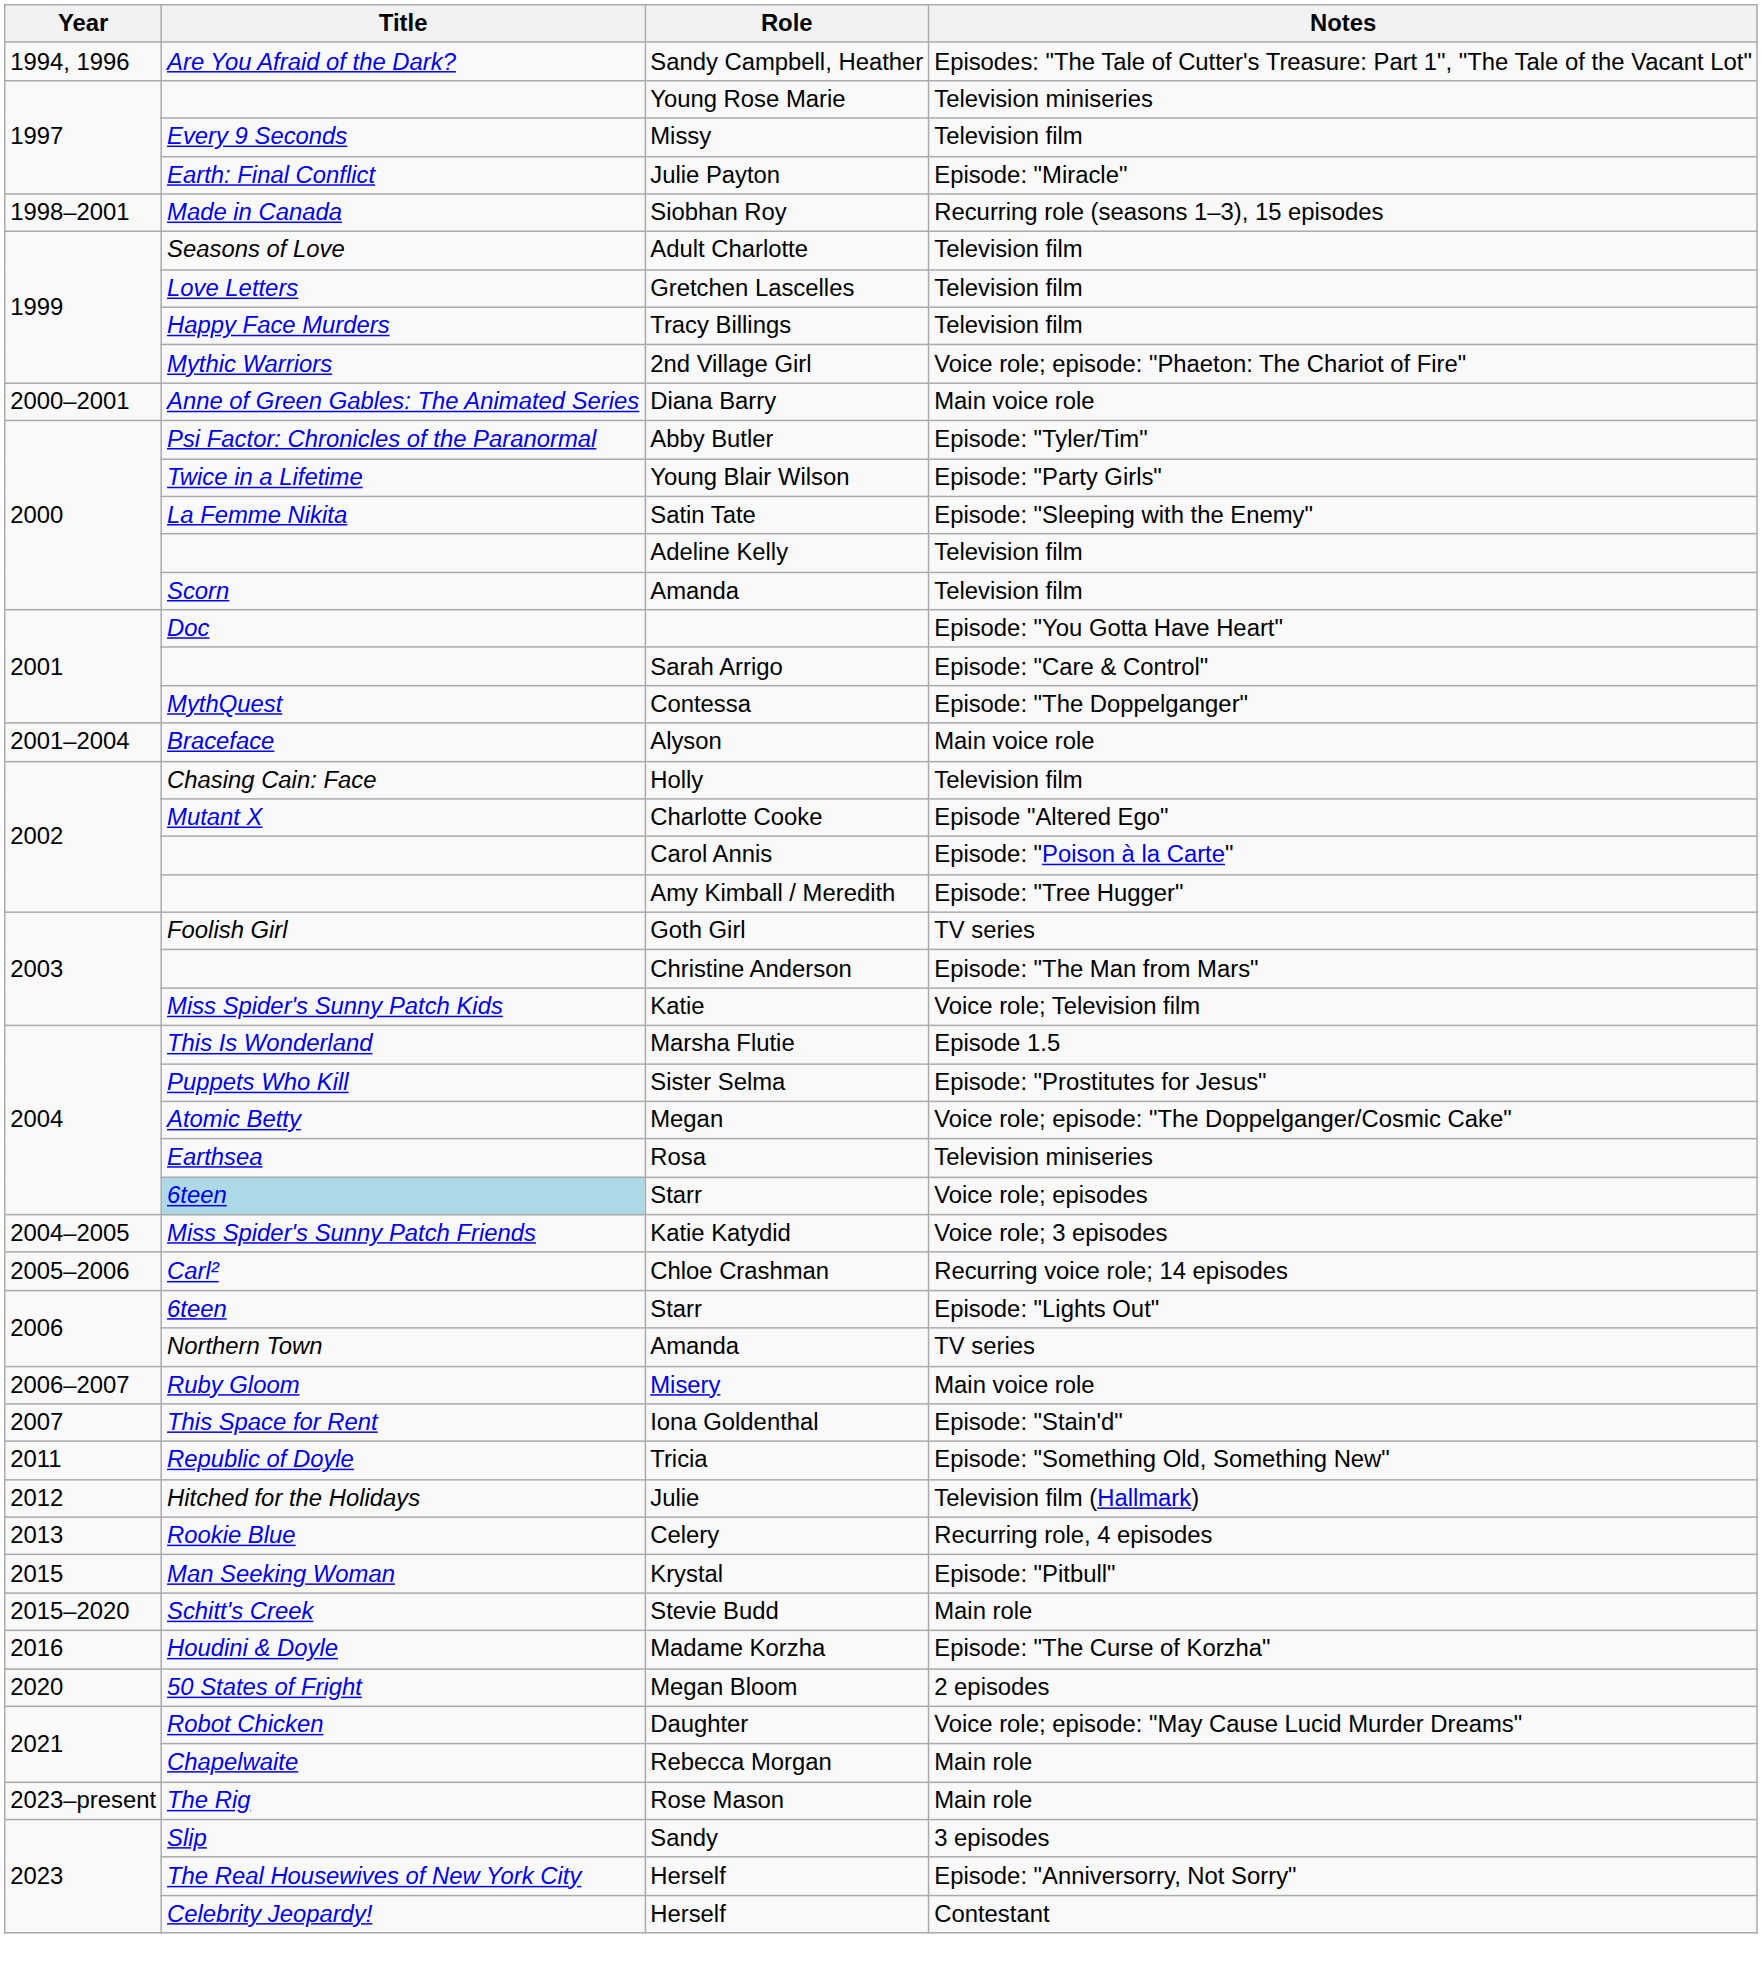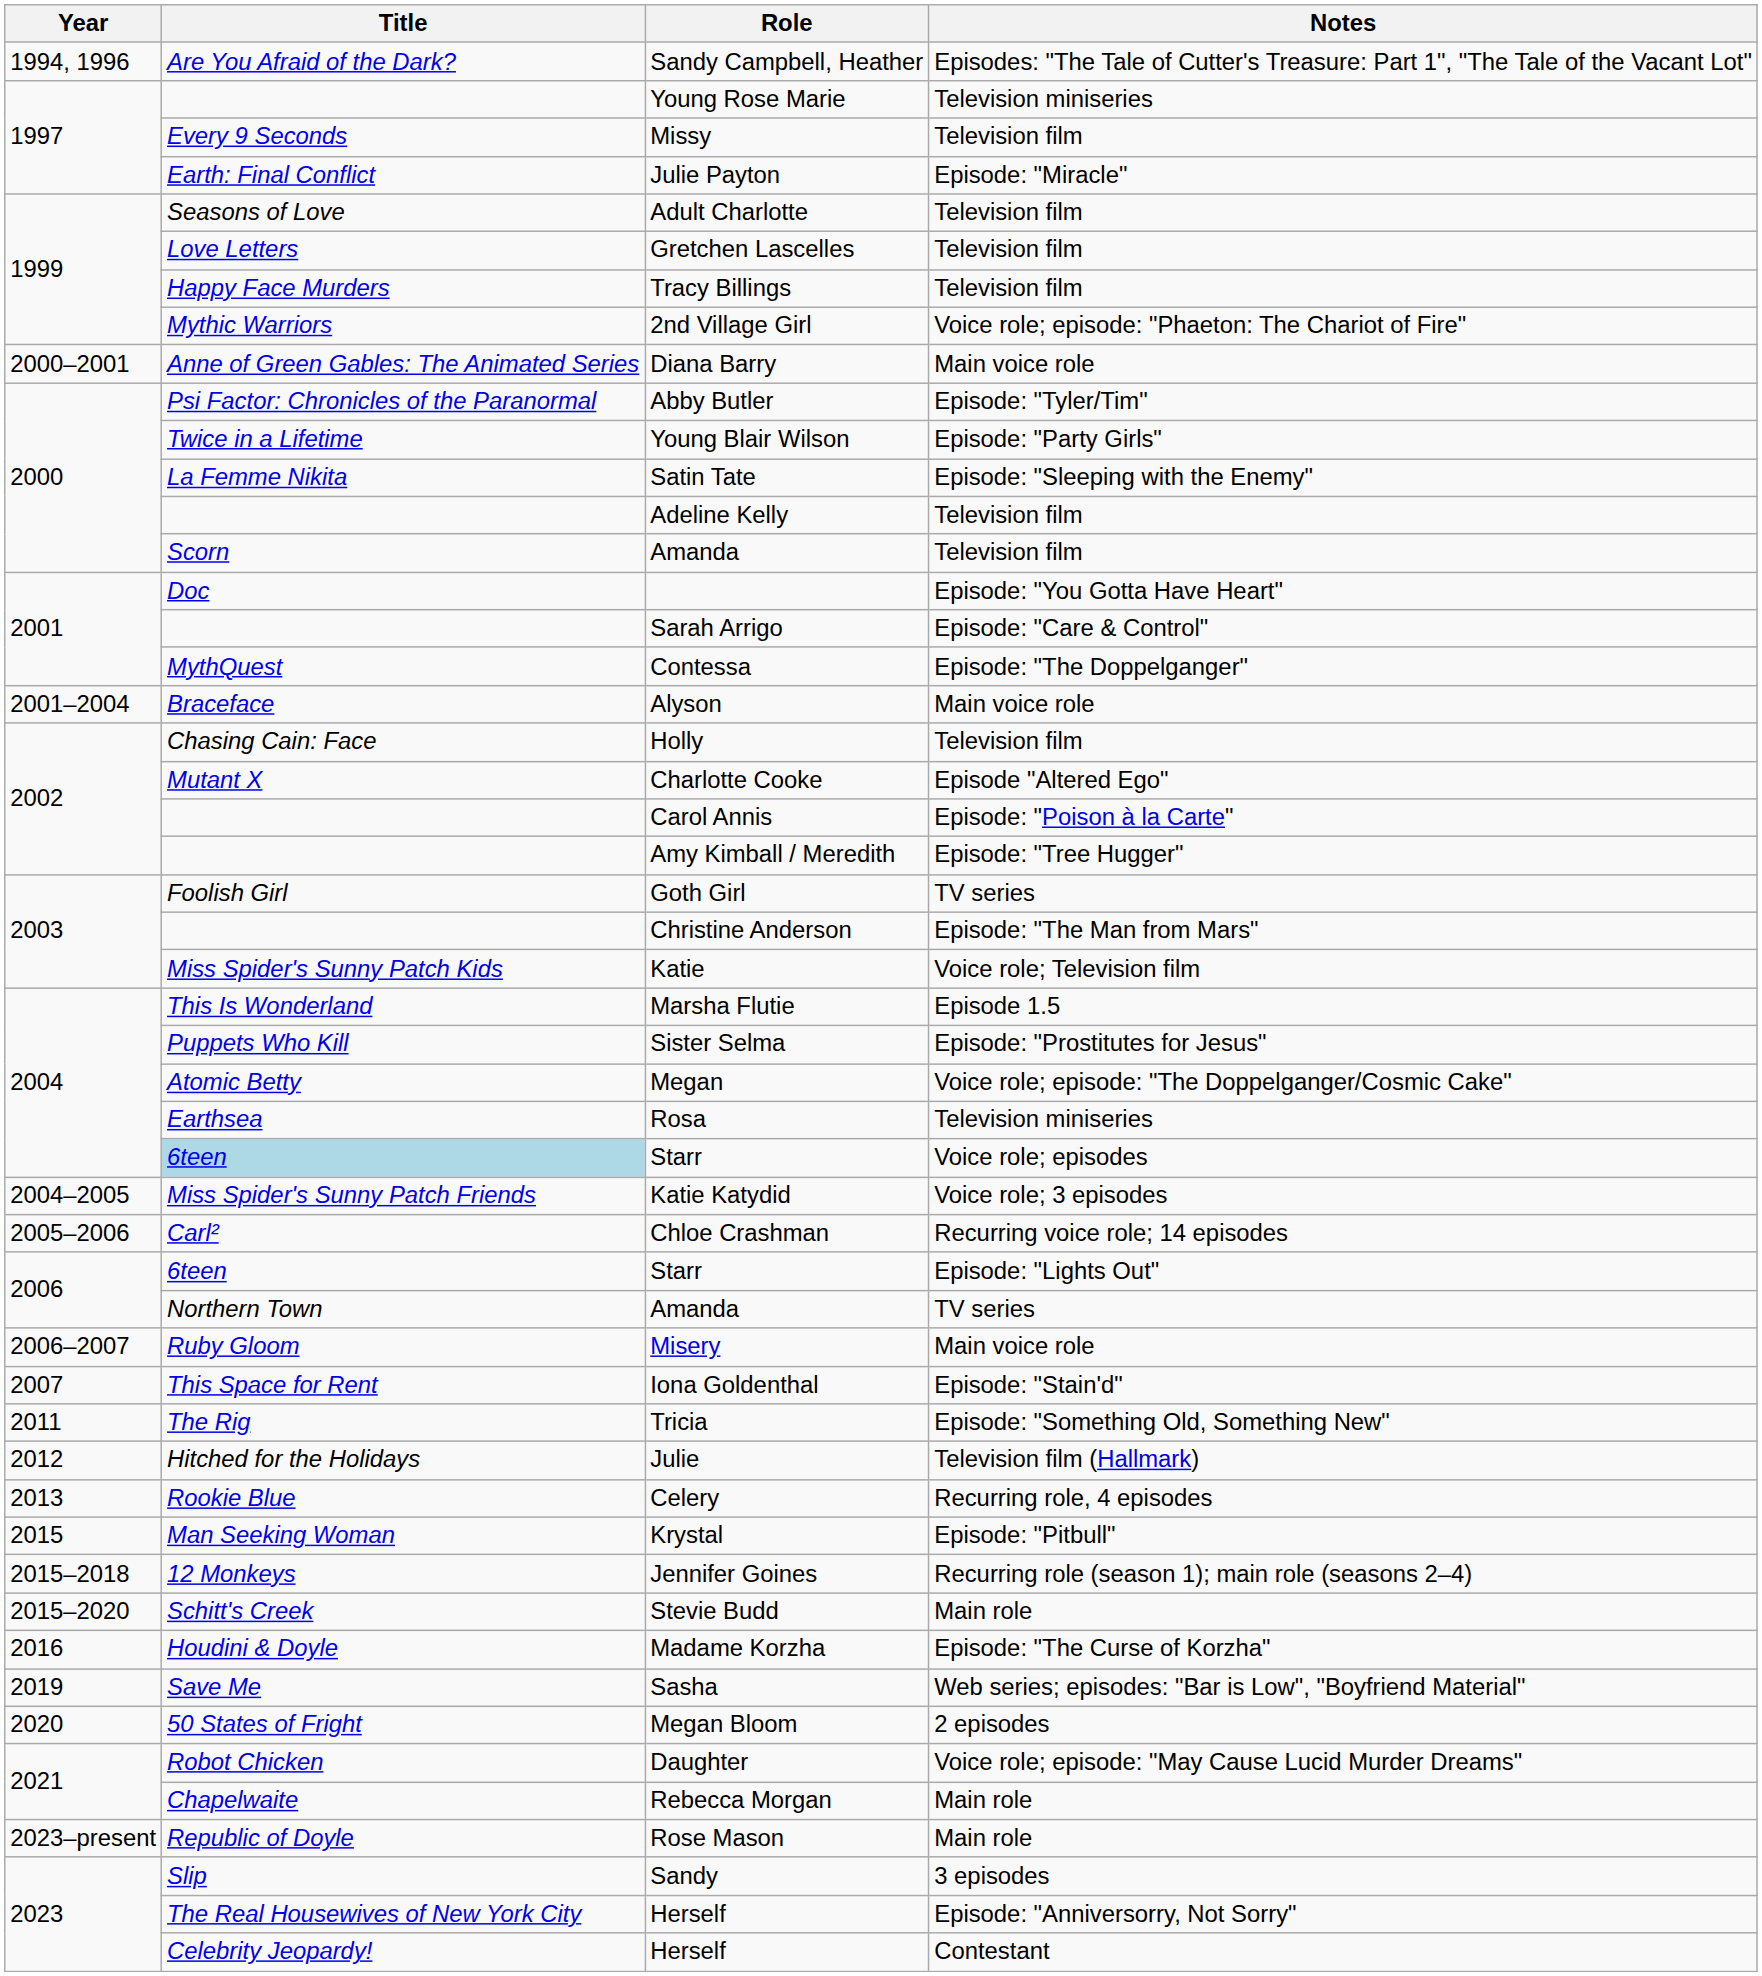- row: (719, 212)
(260, 1460) Republic of Doyle -> (209, 1422) The Rig
+ row: (734, 1573)
+ row: (684, 1686)
(209, 1800) The Rig -> (260, 1838) Republic of Doyle
